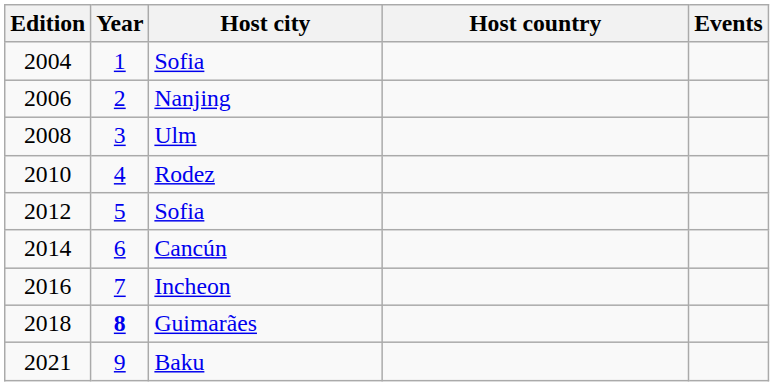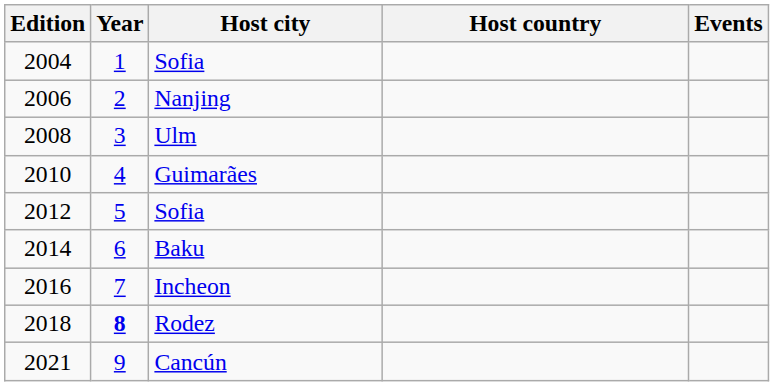(185, 173) Rodez -> (206, 173) Guimarães
(191, 248) Cancún -> (179, 248) Baku
(206, 323) Guimarães -> (185, 323) Rodez
(179, 361) Baku -> (191, 361) Cancún
